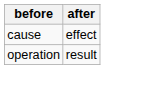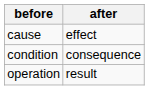+ row: (33, 54)
